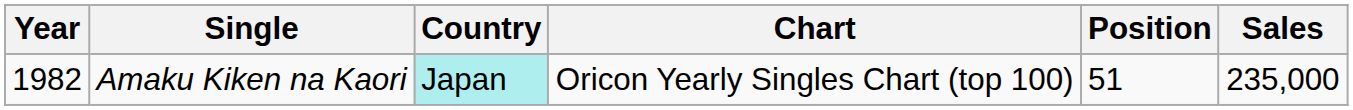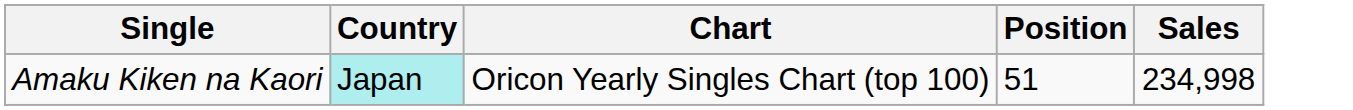- column: (47, 29)
(1283, 79) 235,000 -> (1199, 79) 234,998
